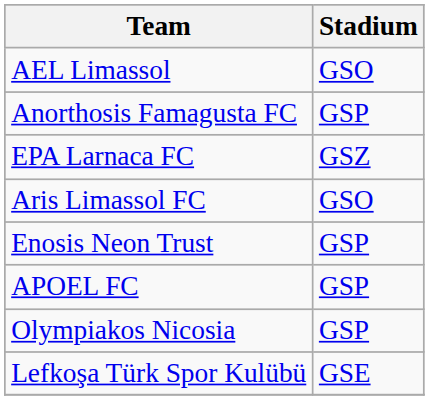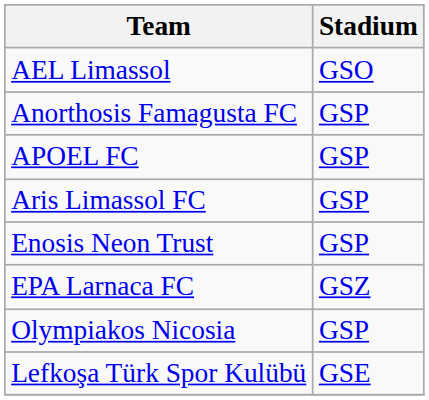rows swapped: (75, 286) <-> (103, 156)
(346, 199) GSO -> (344, 199) GSP
